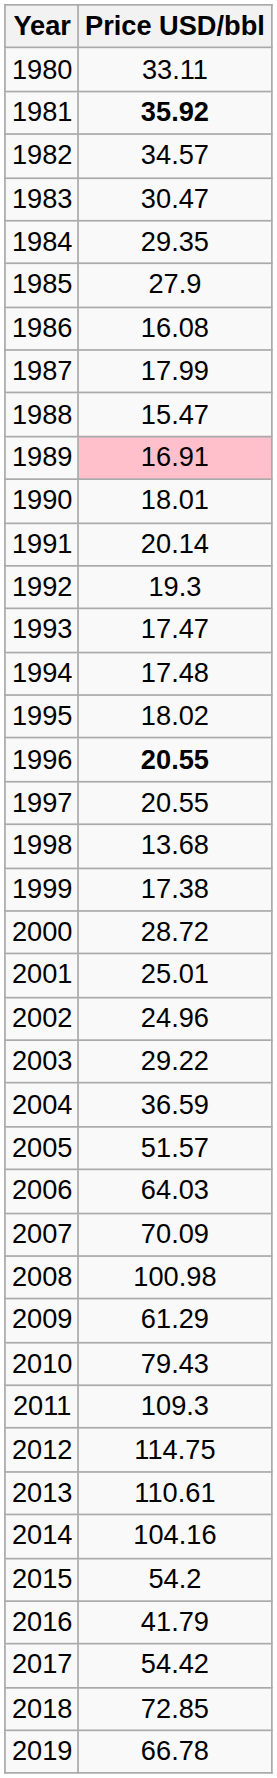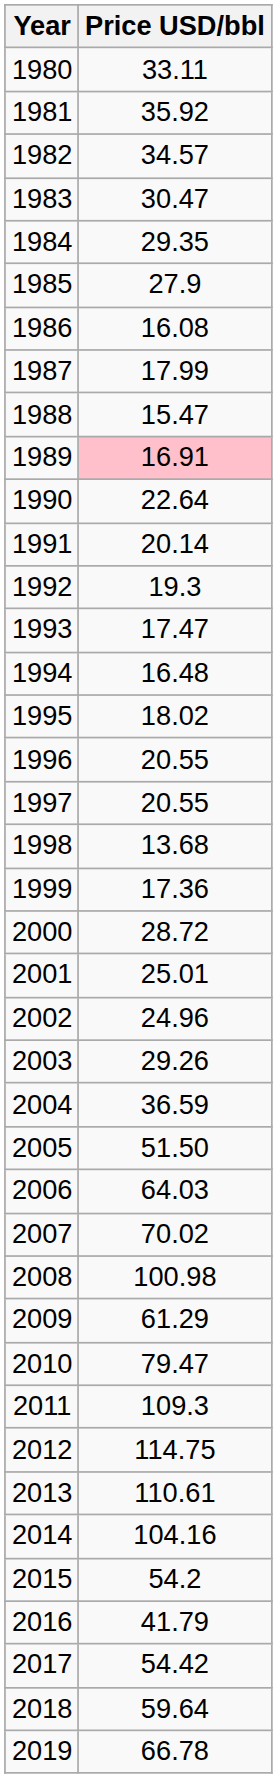(175, 112) bold -> (175, 112) normal
(175, 500) 18.01 -> (175, 500) 22.64
(175, 673) 17.48 -> (175, 673) 16.48
(175, 759) bold -> (175, 759) normal
(175, 888) 17.38 -> (175, 888) 17.36
(175, 1061) 29.22 -> (175, 1061) 29.26
(175, 1147) 51.57 -> (175, 1147) 51.50
(175, 1233) 70.09 -> (175, 1233) 70.02
(175, 1363) 79.43 -> (175, 1363) 79.47
(175, 1708) 72.85 -> (175, 1708) 59.64
